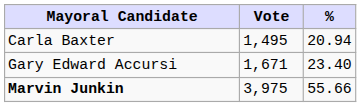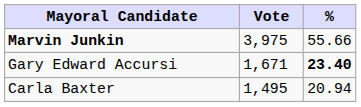rows swapped: (66, 89) <-> (61, 41)
(329, 65) normal -> (329, 65) bold
